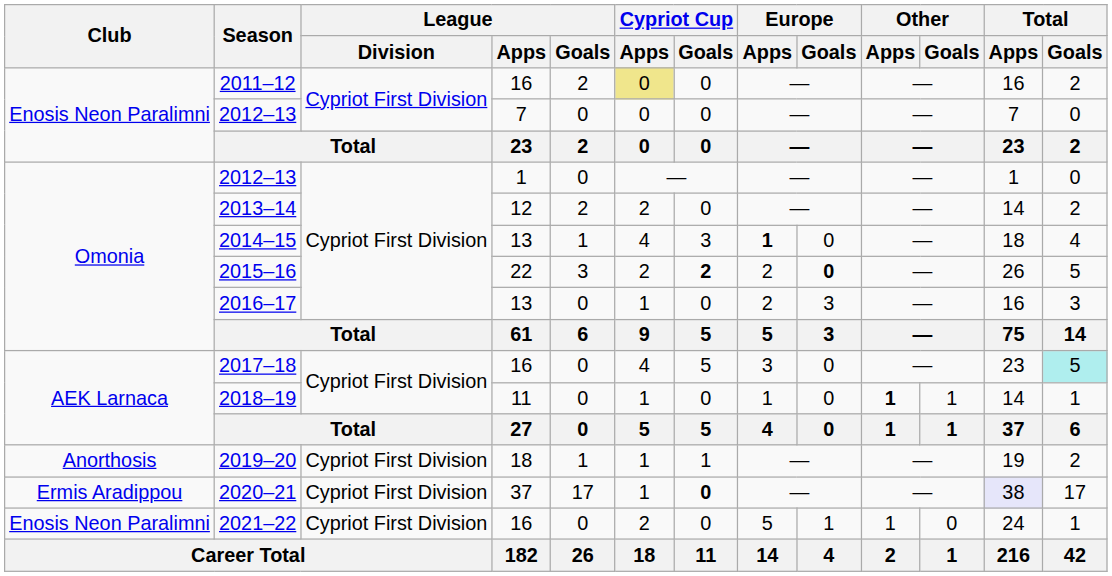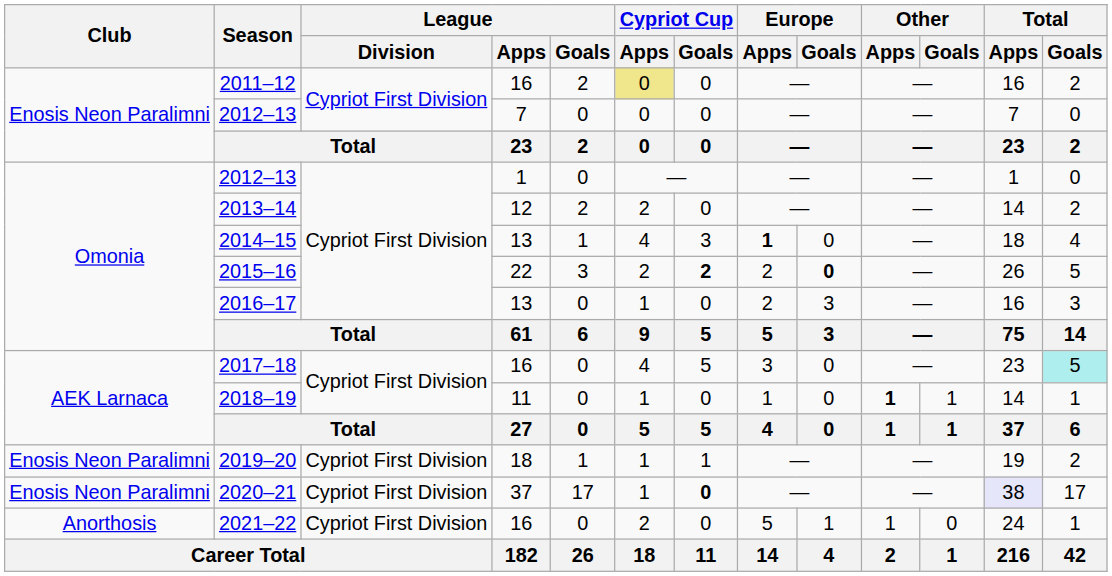(110, 460) Anorthosis -> (110, 460) Enosis Neon Paralimni
(110, 492) Ermis Aradippou -> (110, 492) Enosis Neon Paralimni
(110, 523) Enosis Neon Paralimni -> (110, 523) Anorthosis
